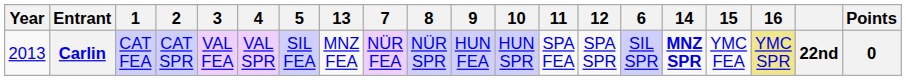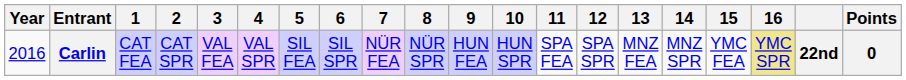columns swapped: (641, 17) <-> (341, 17)
(27, 53) 2013 -> (27, 53) 2016
(684, 53) bold -> (684, 53) normal
